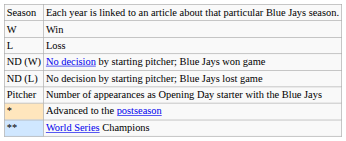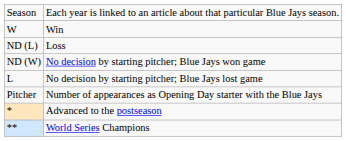(10, 45) L -> (22, 45) ND (L)
(22, 78) ND (L) -> (10, 78) L
